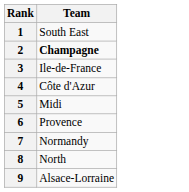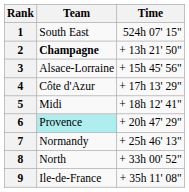+ column: (150, 13)
(70, 68) Ile-de-France -> (77, 68) Alsace-Lorraine
(61, 123) no background -> (61, 123) paleturquoise background
(77, 178) Alsace-Lorraine -> (70, 178) Ile-de-France
